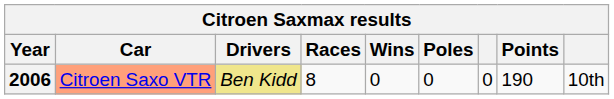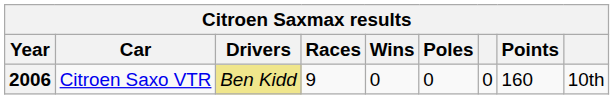(136, 79) lightsalmon background -> (136, 79) no background
(311, 79) 8 -> (311, 79) 9
(517, 79) 190 -> (517, 79) 160
